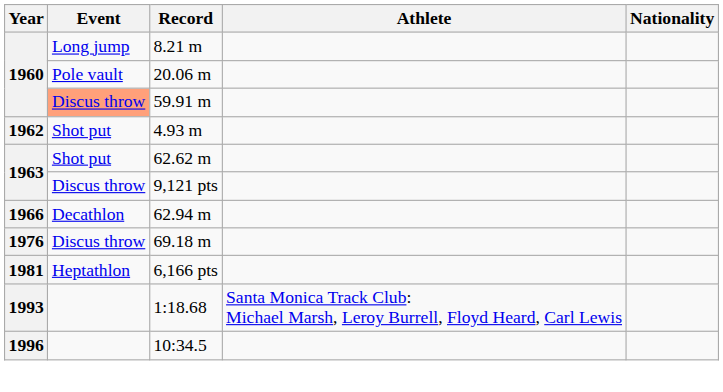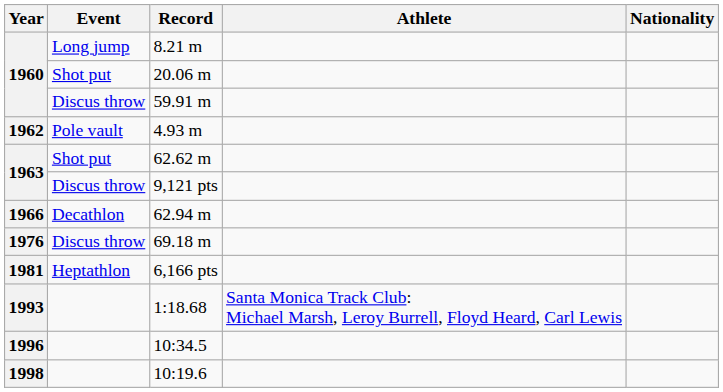(87, 74) Pole vault -> (82, 74) Shot put
(99, 102) lightsalmon background -> (99, 102) no background
(82, 130) Shot put -> (87, 130) Pole vault
+ row: (180, 373)
